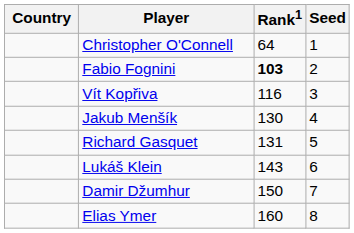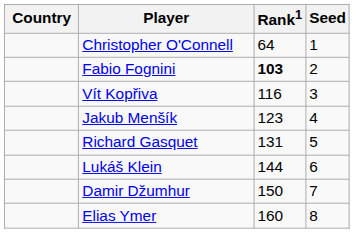(270, 118) 130 -> (270, 118) 123
(270, 166) 143 -> (270, 166) 144
